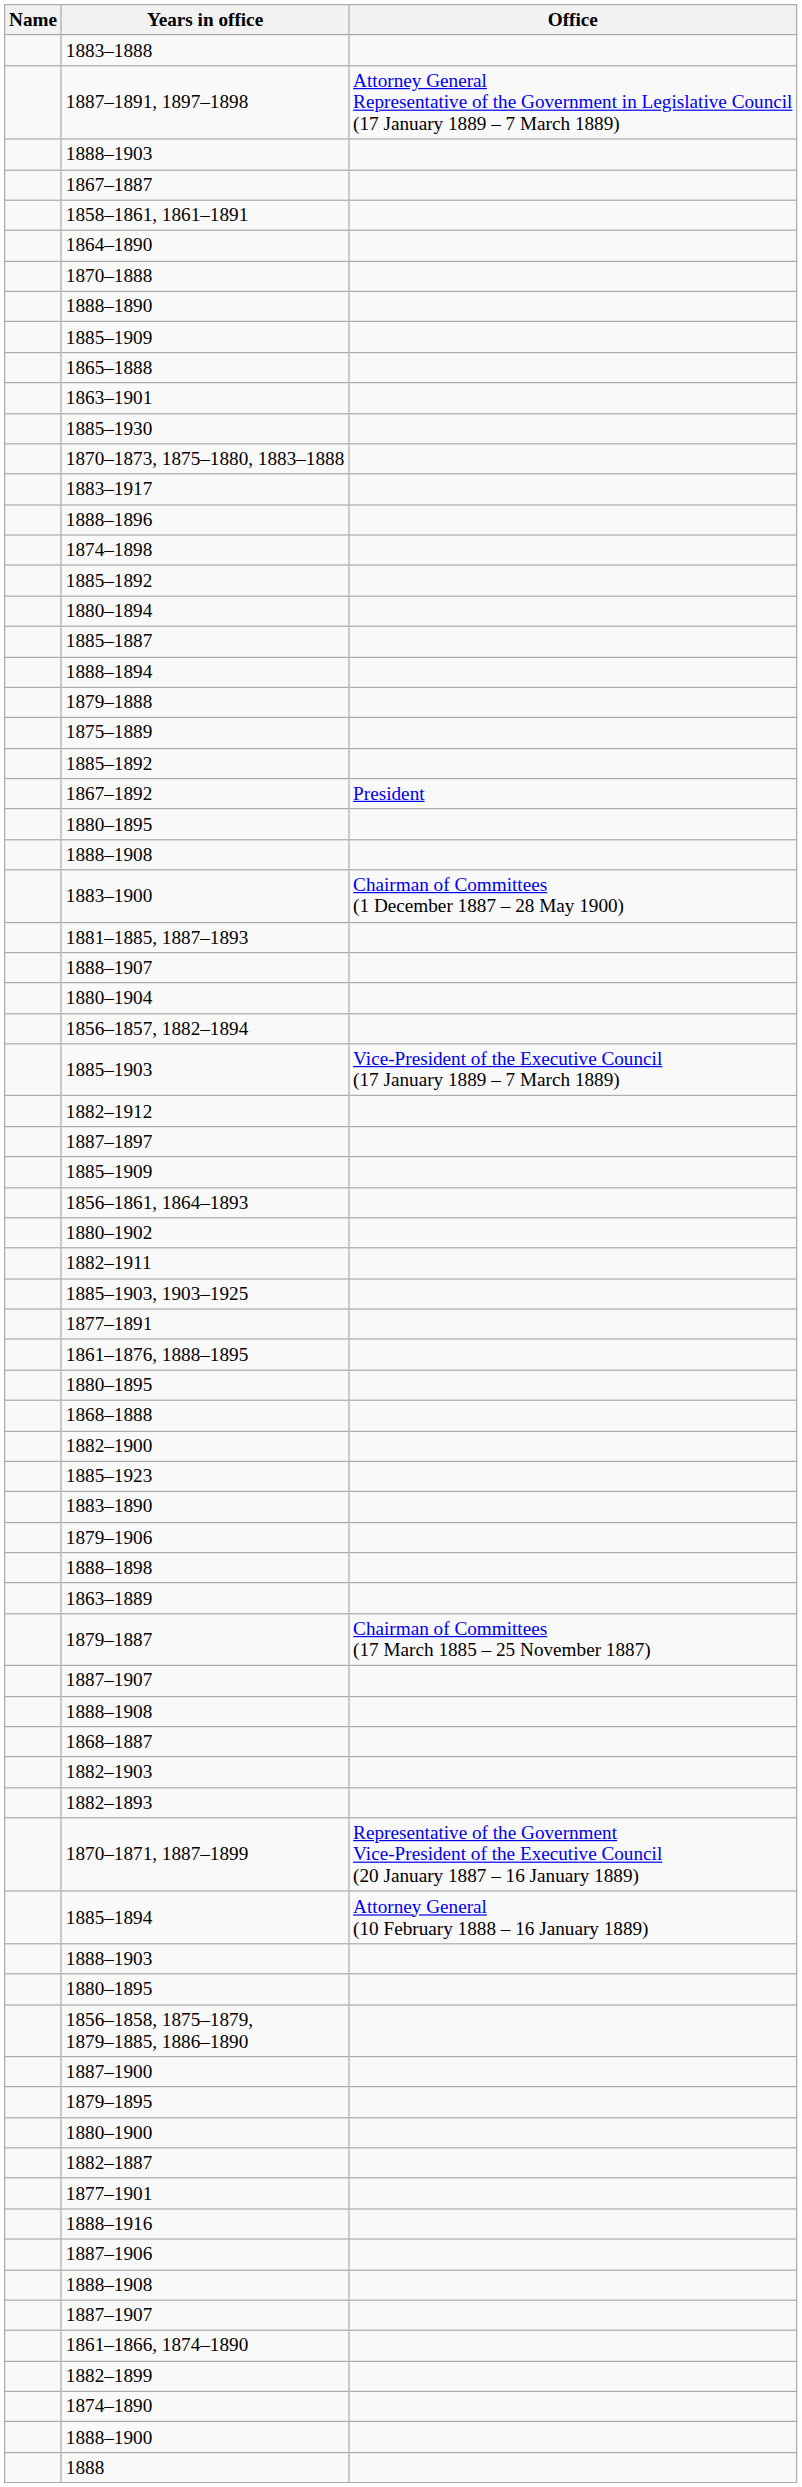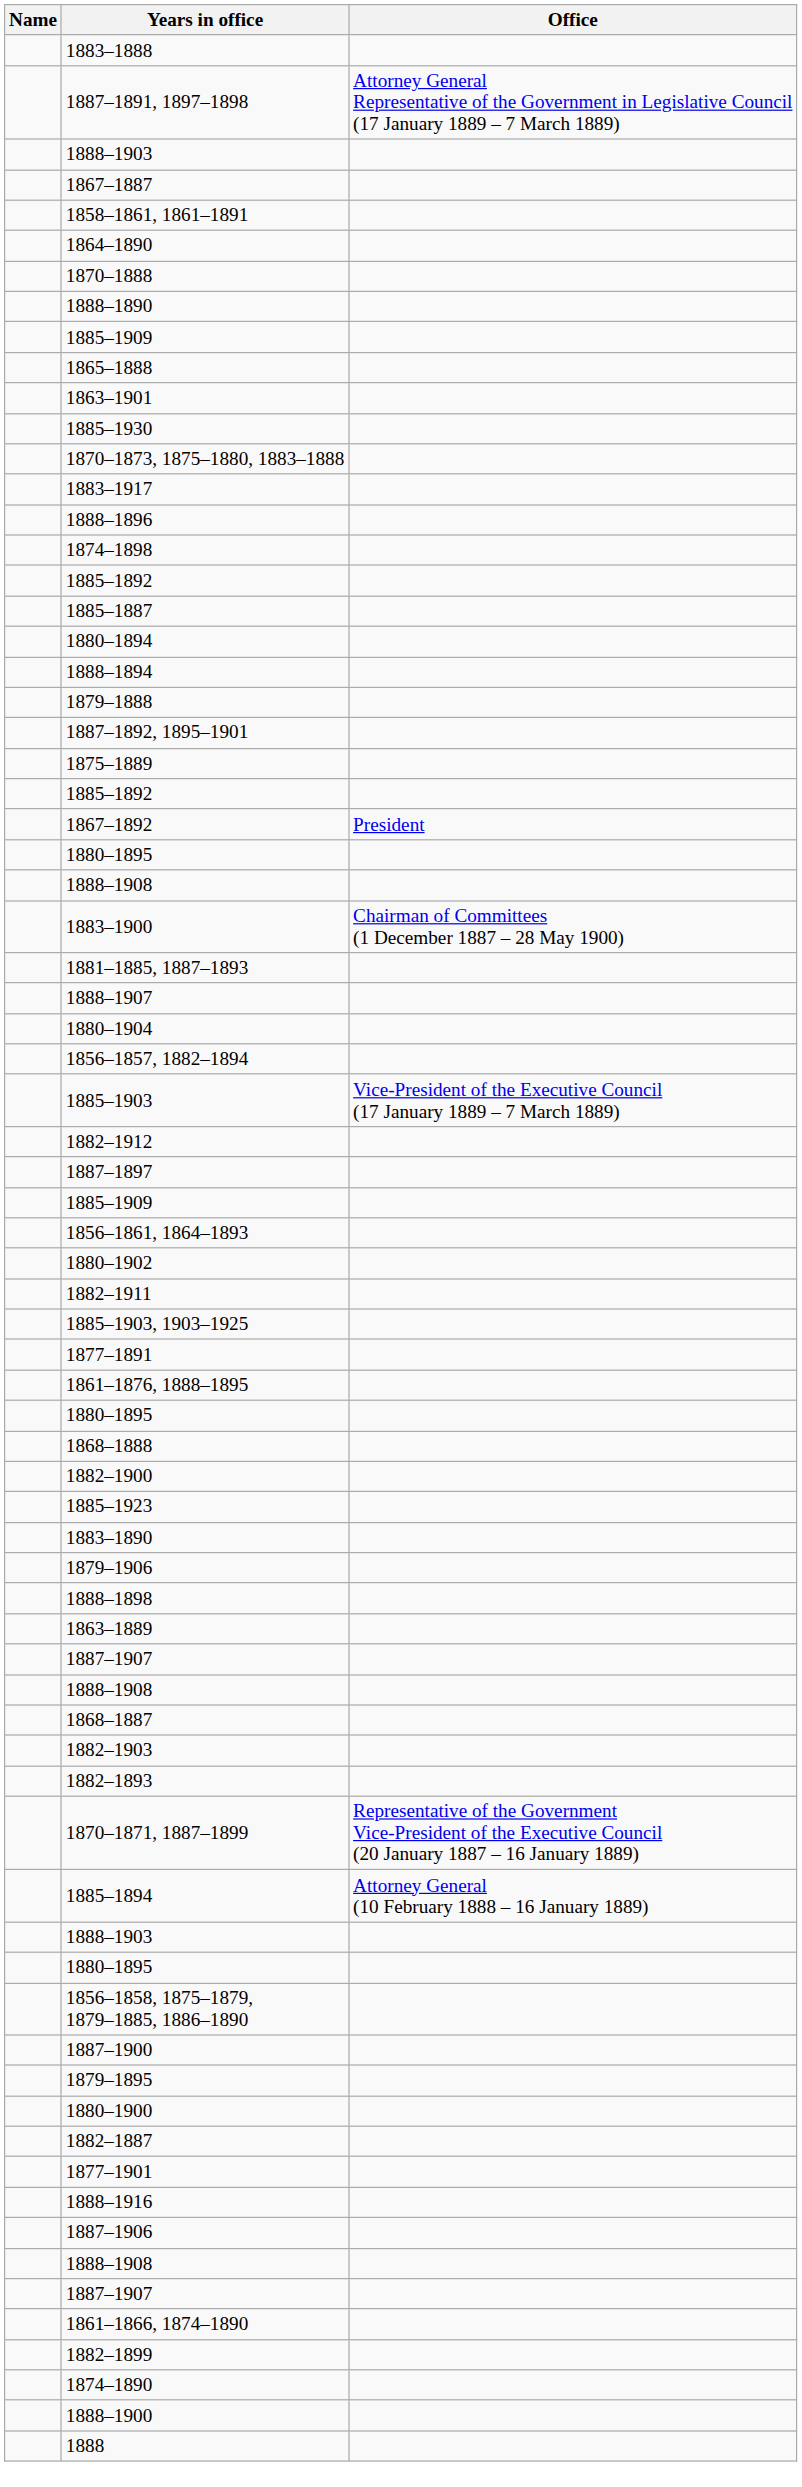rows swapped: (109, 611) <-> (109, 641)
+ row: (157, 732)
- row: (109, 1639)
